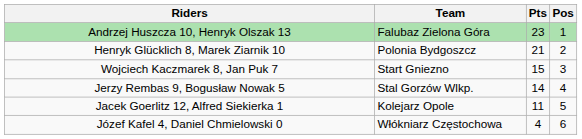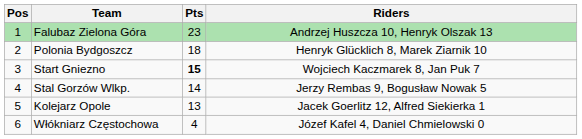columns swapped: (563, 13) <-> (190, 13)
(538, 50) 21 -> (194, 50) 18
(538, 69) normal -> (194, 69) bold
(538, 106) 11 -> (194, 106) 13
